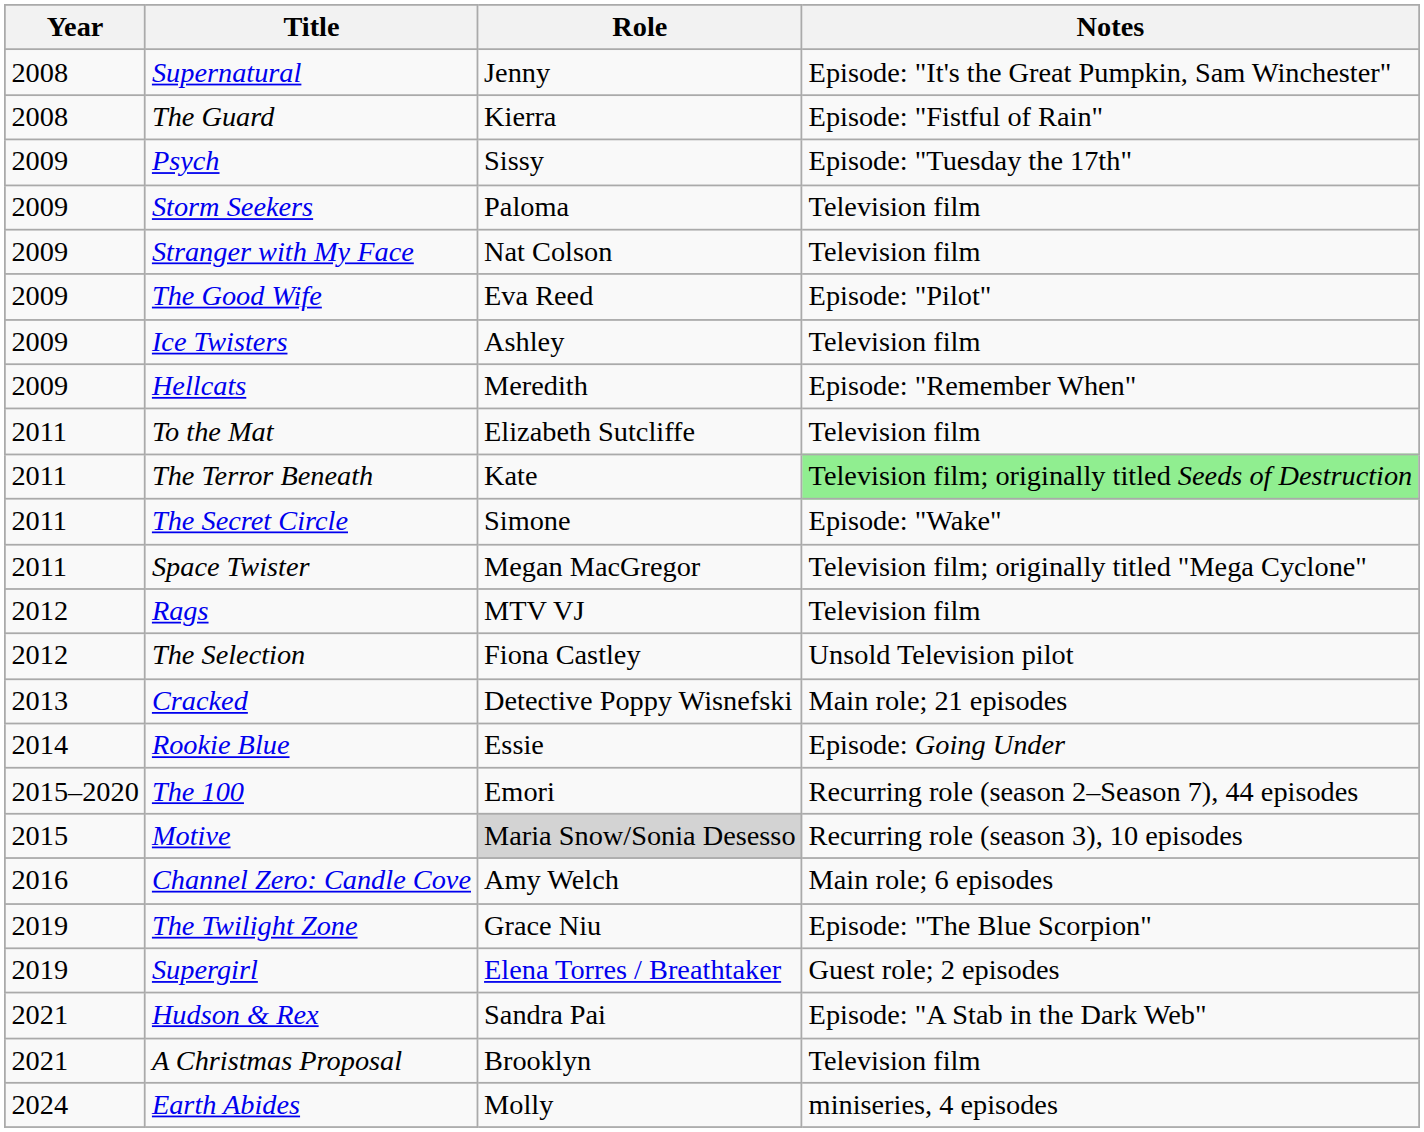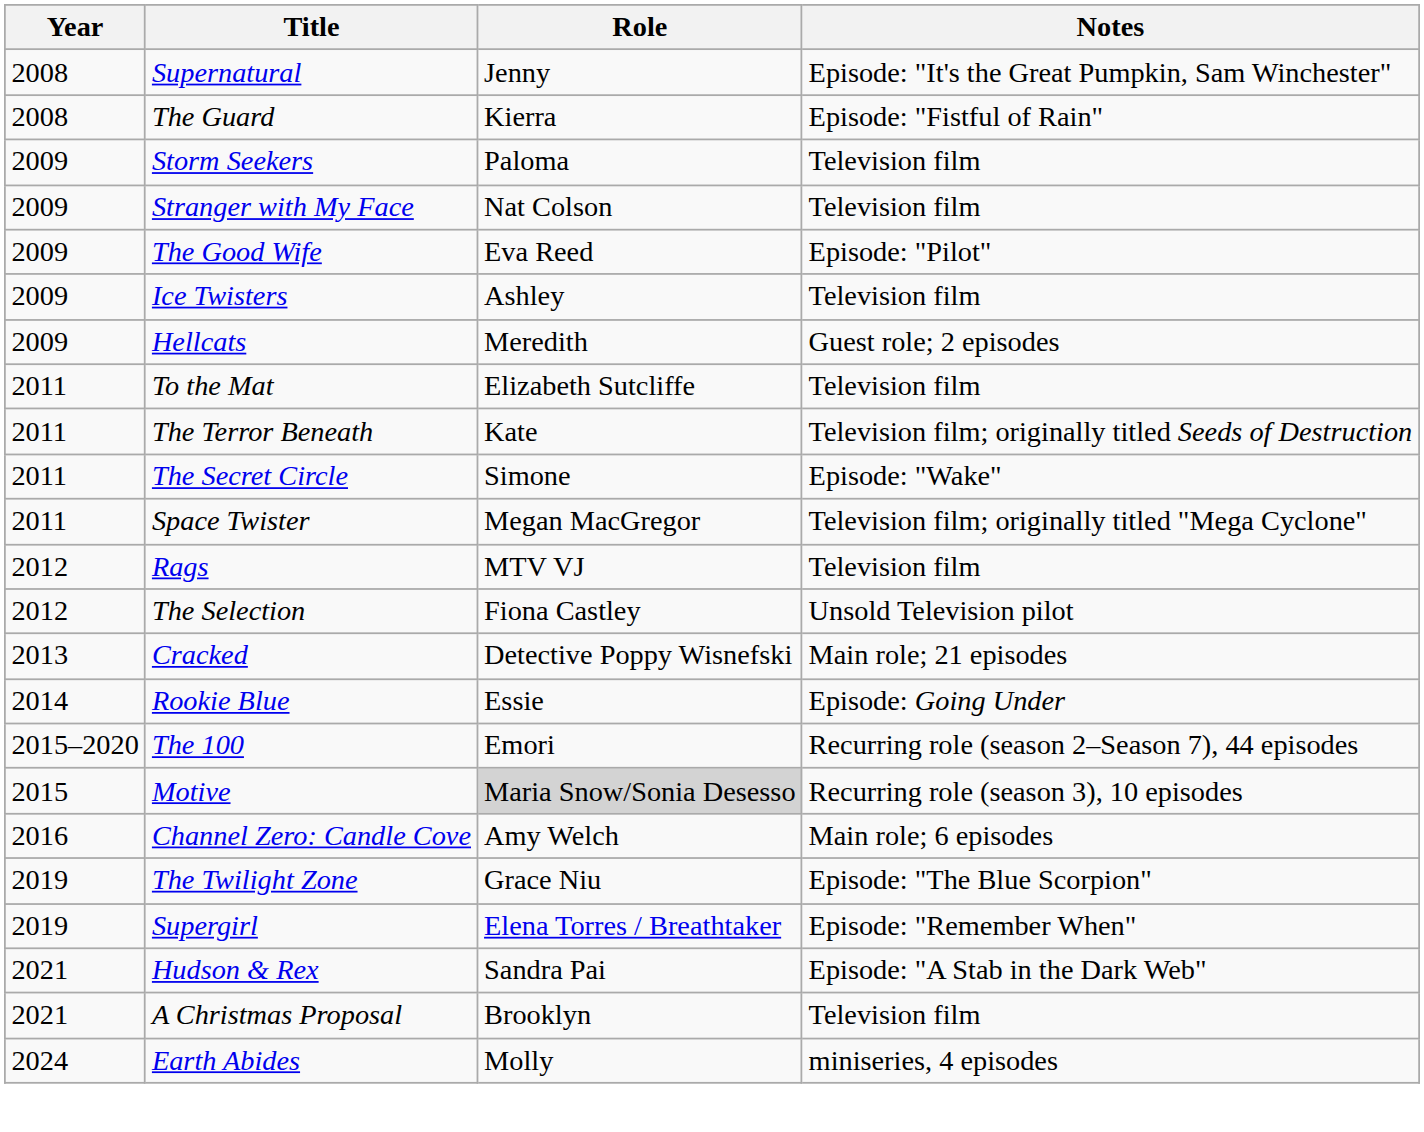- row: (186, 161)
(972, 386) Episode: "Remember When" -> (934, 341) Guest role; 2 episodes
(1110, 476) lightgreen background -> (1110, 431) no background
(934, 970) Guest role; 2 episodes -> (972, 925) Episode: "Remember When"
